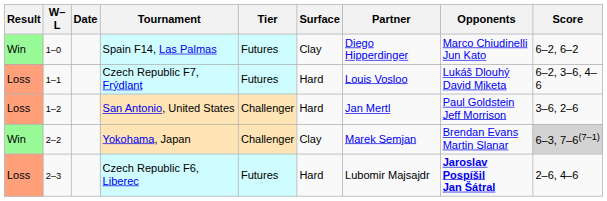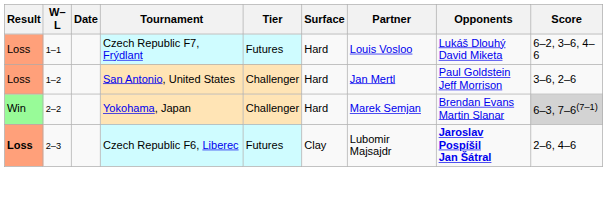- row: (160, 49)
(310, 139) Clay -> (316, 109) Hard
(19, 175) normal -> (20, 145) bold
(311, 175) Hard -> (315, 145) Clay
